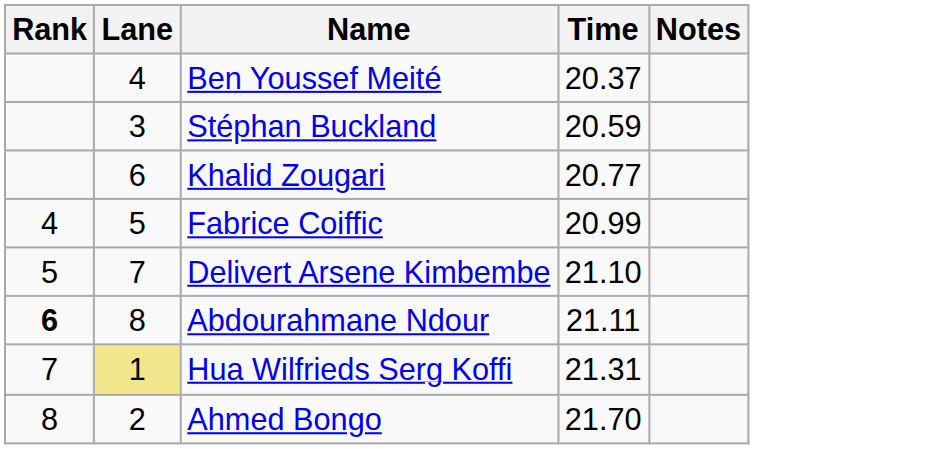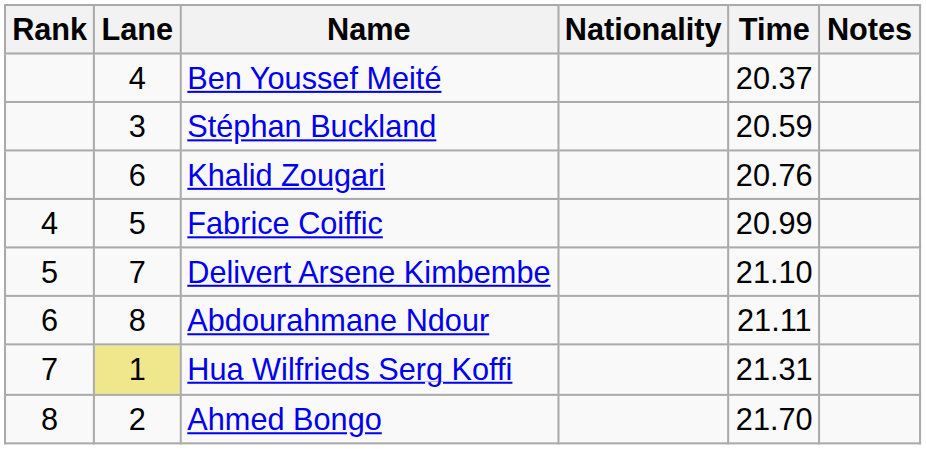+ column: (643, 30)
(603, 175) 20.77 -> (774, 175) 20.76
(50, 321) bold -> (50, 321) normal
